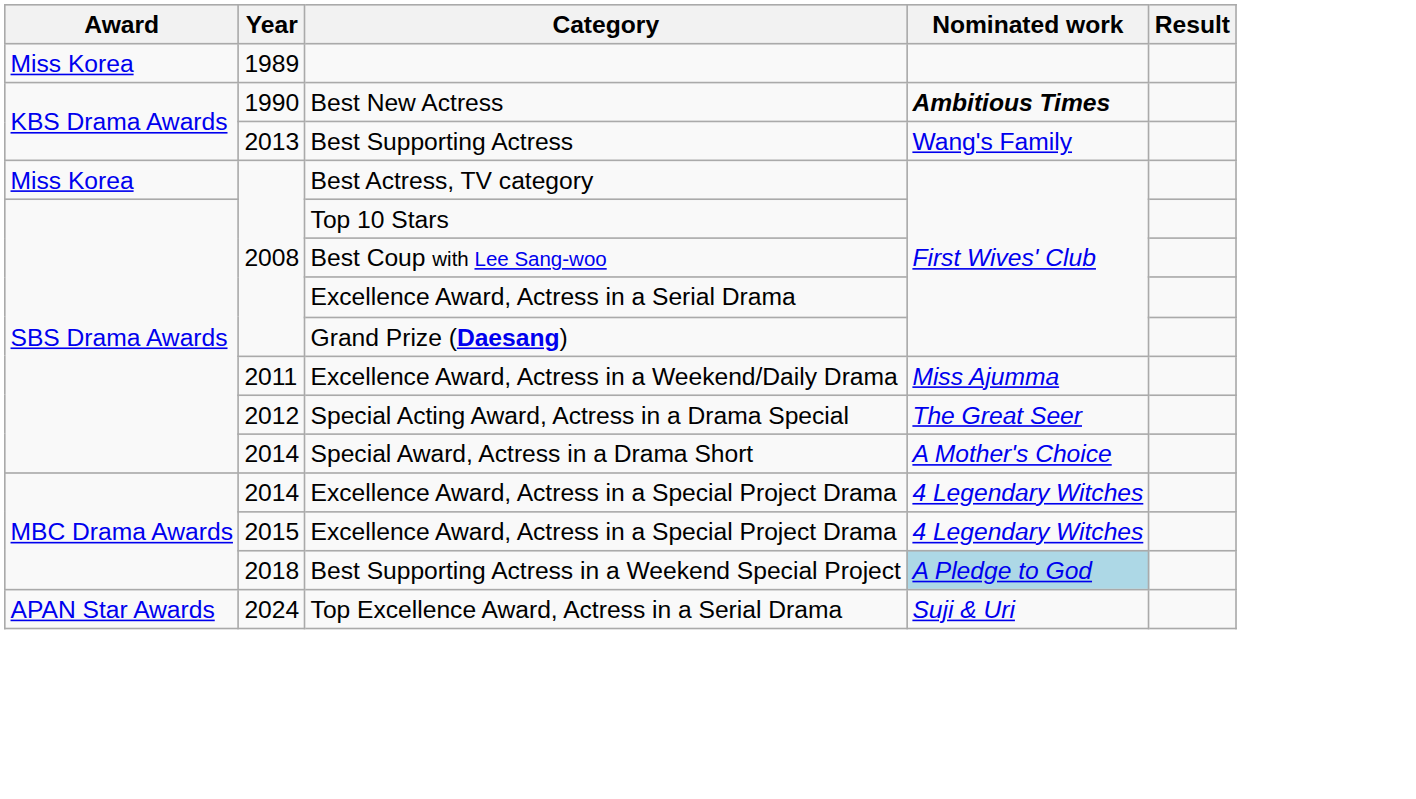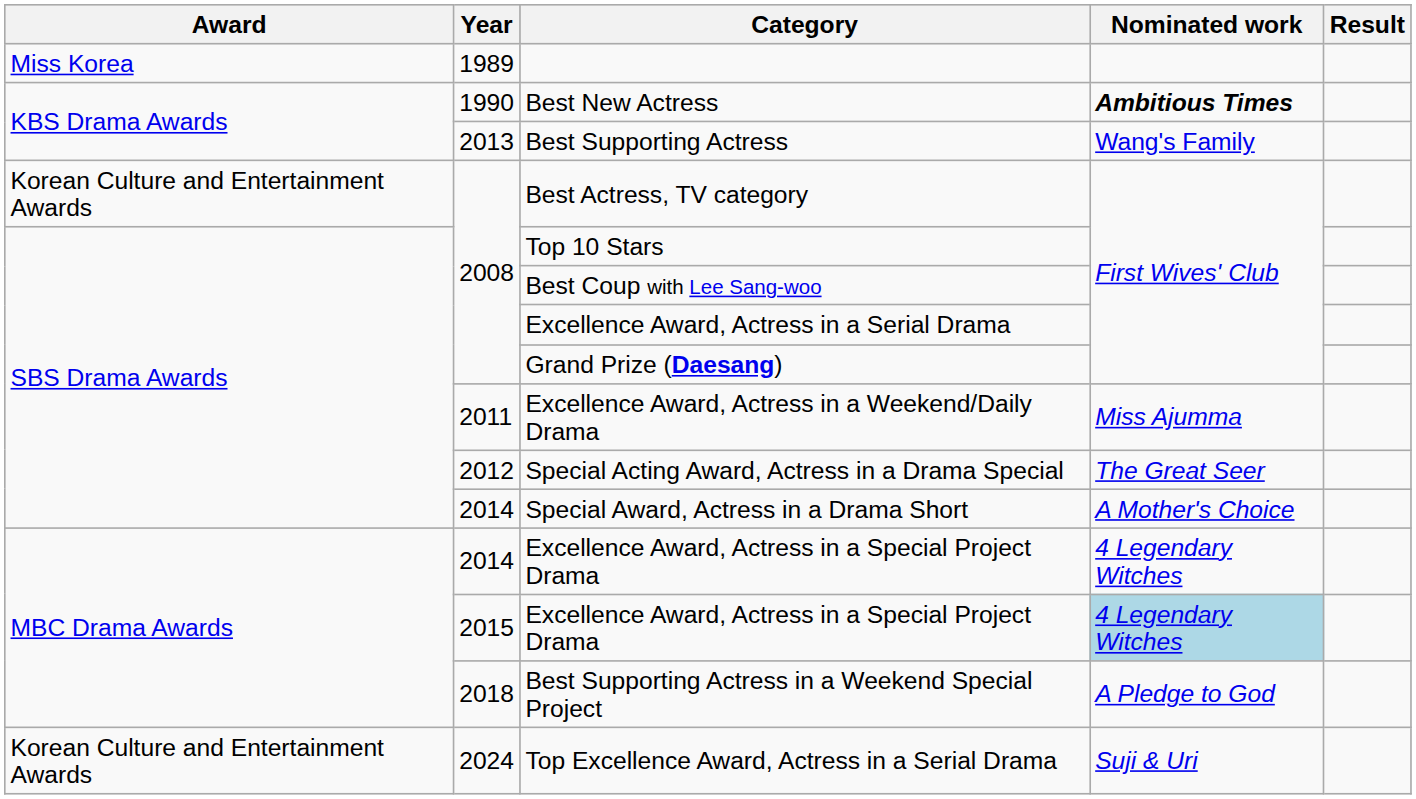(72, 180) Miss Korea -> (197, 194) Korean Culture and Entertainment Awards
(1028, 531) no background -> (1164, 628) lightblue background
(1002, 570) lightblue background -> (1185, 694) no background
(113, 609) APAN Star Awards -> (197, 761) Korean Culture and Entertainment Awards
